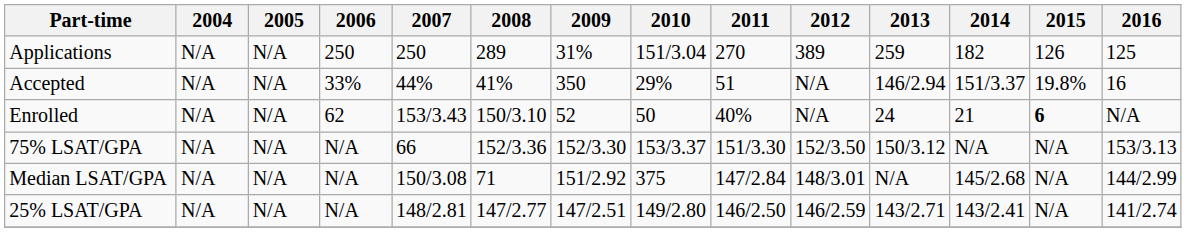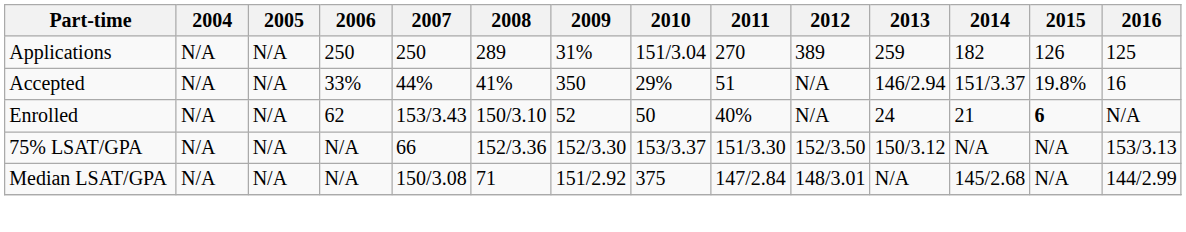- row: (76, 210)
